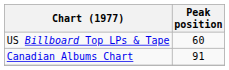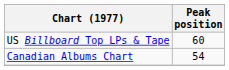(198, 57) 91 -> (198, 57) 54
